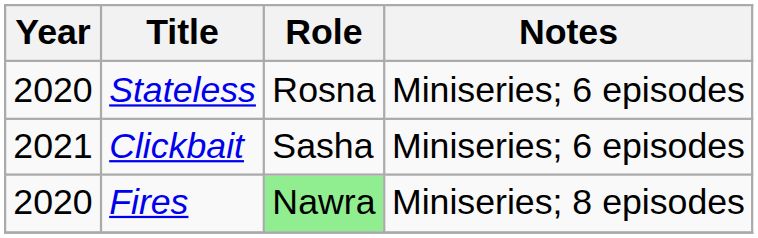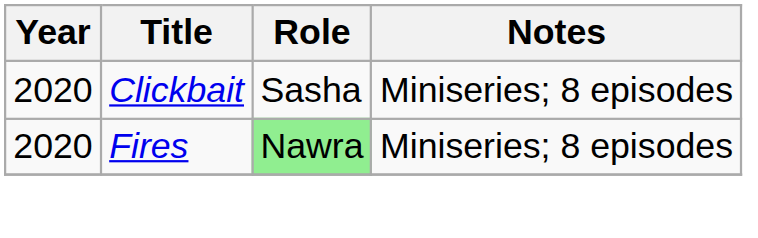- row: (183, 89)
(53, 145) 2021 -> (53, 89) 2020
(568, 145) Miniseries; 6 episodes -> (556, 89) Miniseries; 8 episodes
